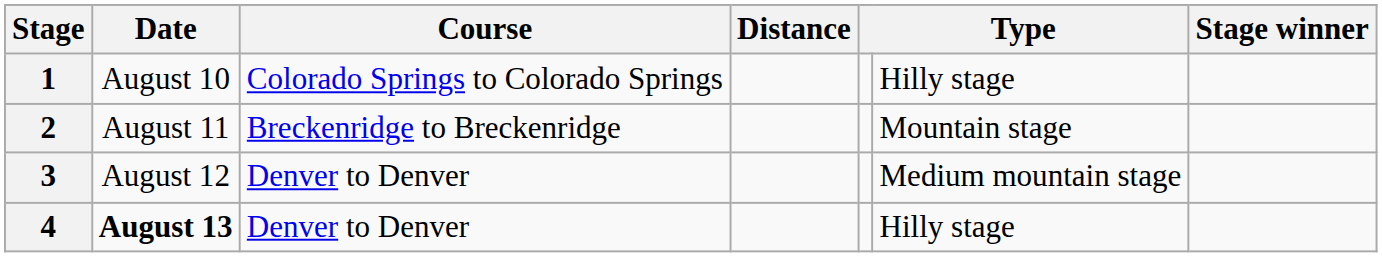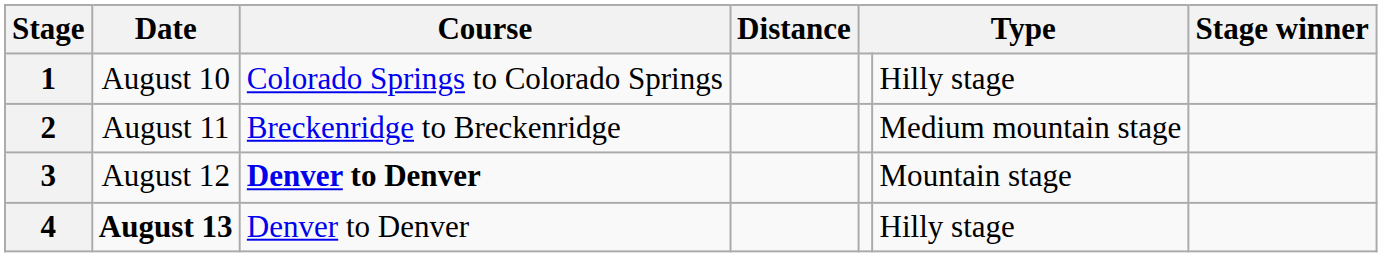(976, 127) Mountain stage -> (1030, 127) Medium mountain stage
(358, 176) normal -> (364, 176) bold
(1030, 176) Medium mountain stage -> (976, 176) Mountain stage
